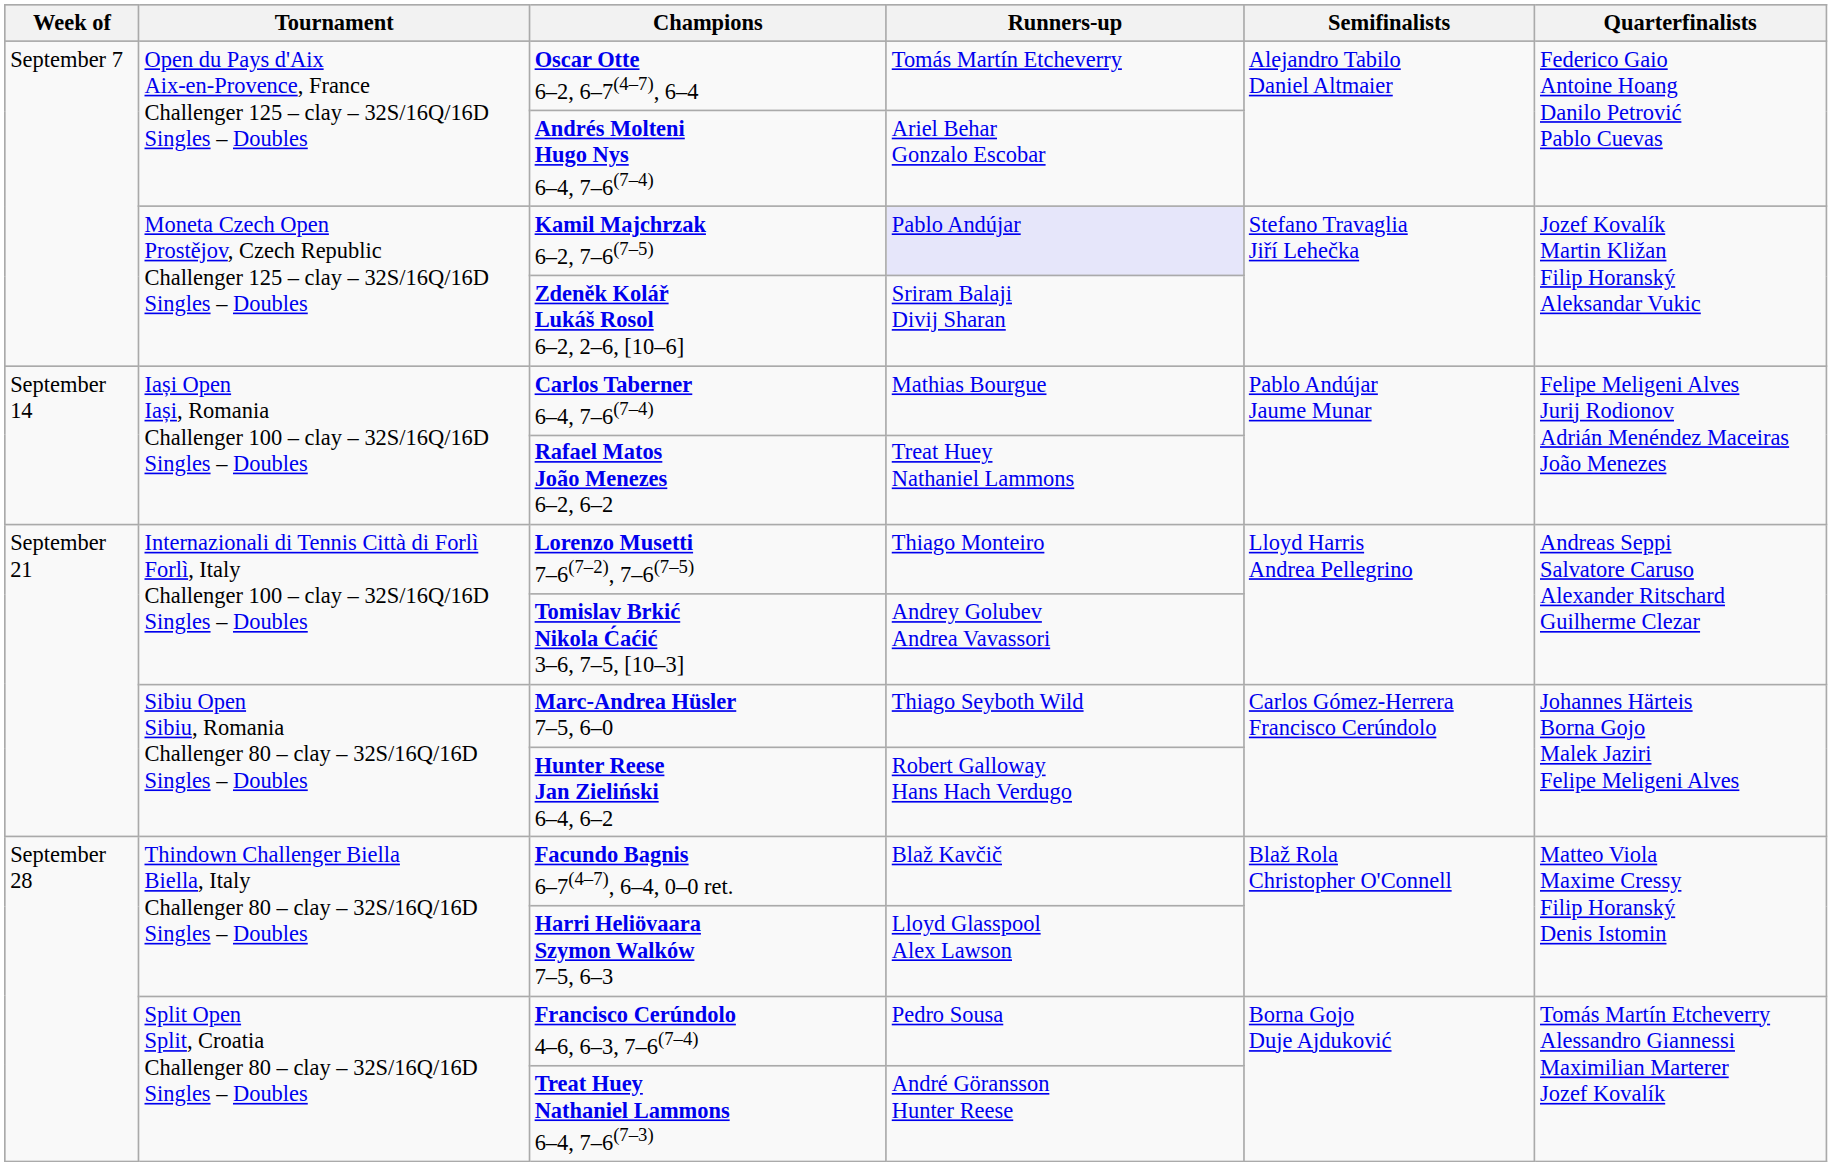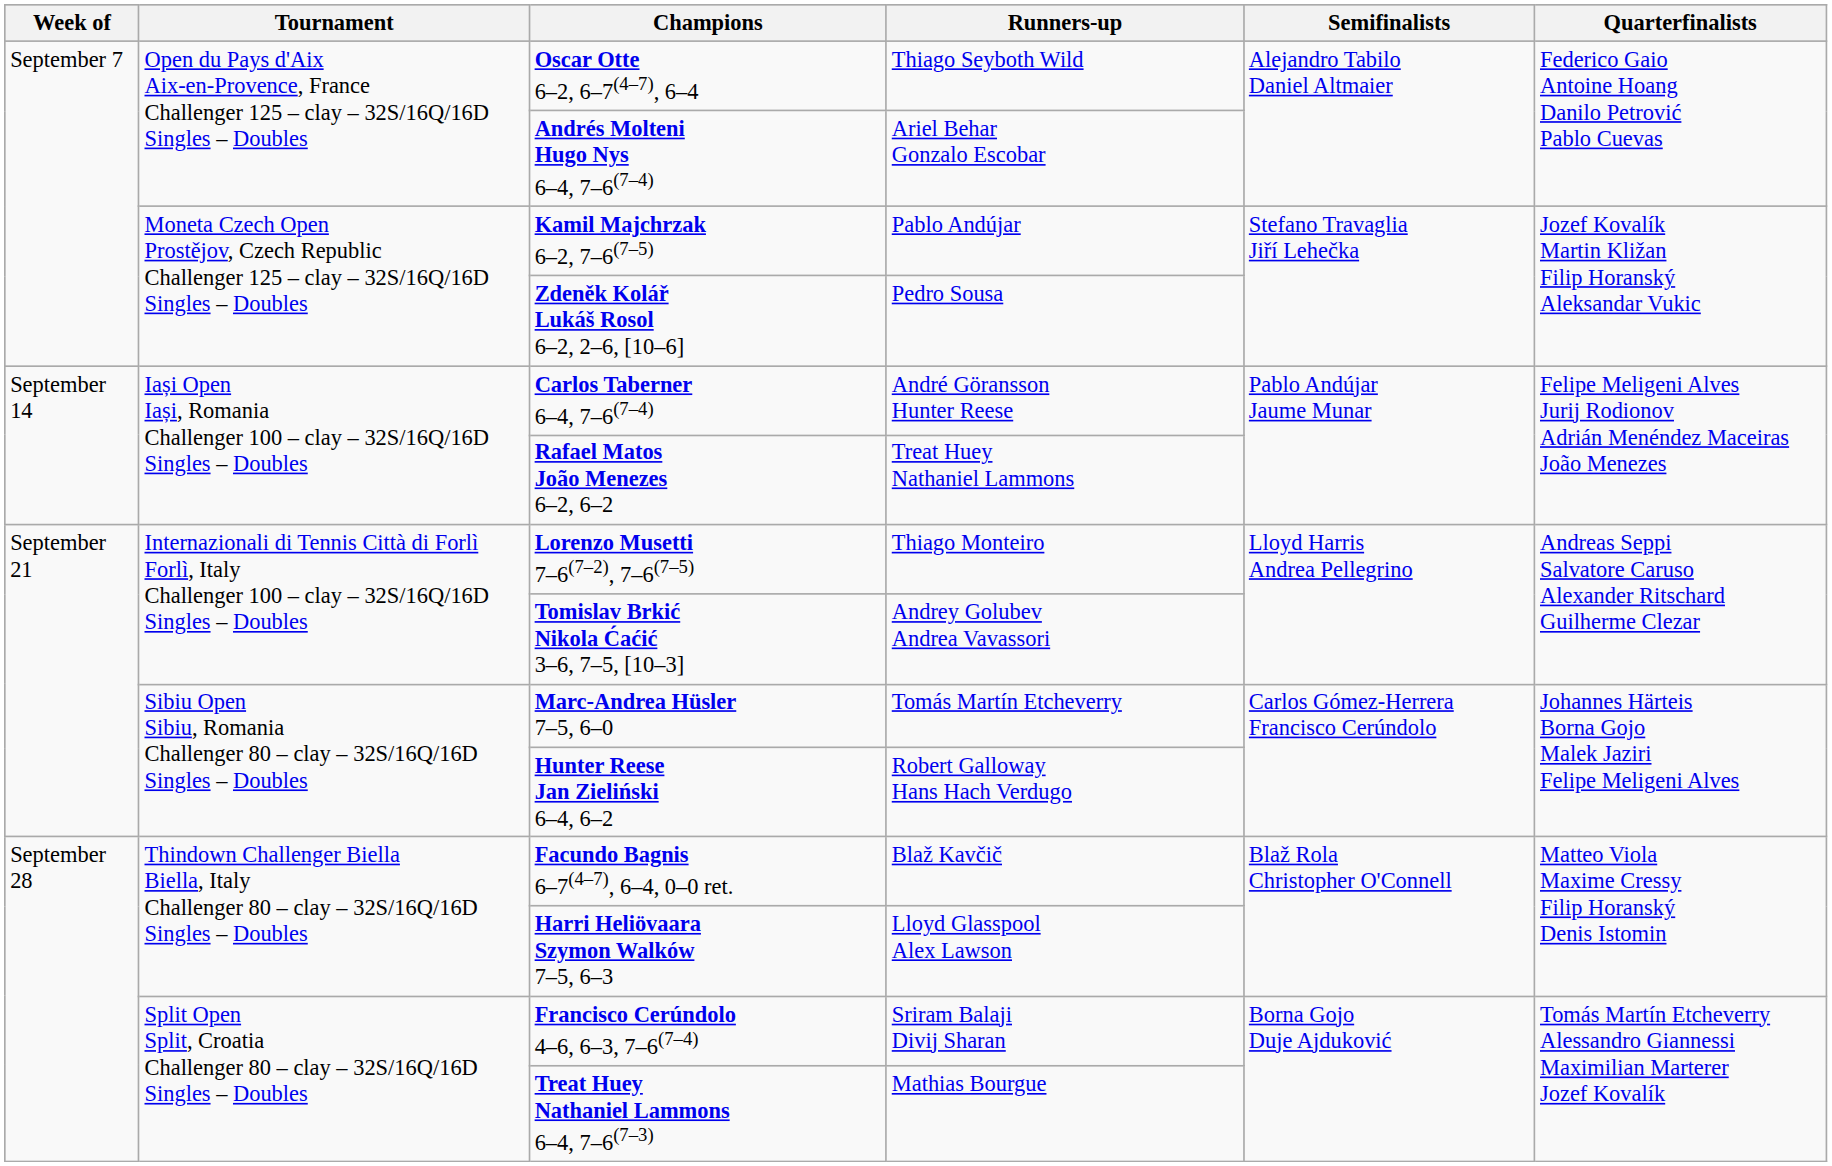(1007, 59) Tomás Martín Etcheverry -> (988, 59) Thiago Seyboth Wild
(956, 224) lavender background -> (956, 224) no background
(952, 306) Sriram Balaji Divij Sharan -> (948, 293) Pedro Sousa
(969, 383) Mathias Bourgue -> (971, 396) André Göransson Hunter Reese
(988, 701) Thiago Seyboth Wild -> (1007, 701) Tomás Martín Etcheverry
(948, 1014) Pedro Sousa -> (952, 1027) Sriram Balaji Divij Sharan
(971, 1096) André Göransson Hunter Reese -> (969, 1083) Mathias Bourgue
